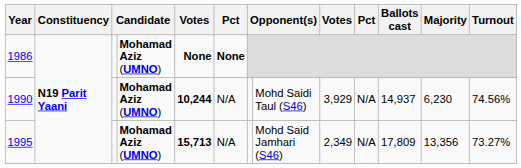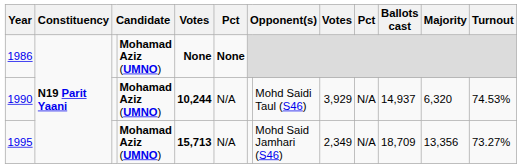(438, 99) 6,230 -> (438, 99) 6,320
(491, 99) 74.56% -> (491, 99) 74.53%
(398, 142) 17,809 -> (398, 142) 18,709
